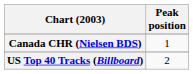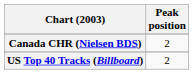(167, 43) 1 -> (167, 43) 2
